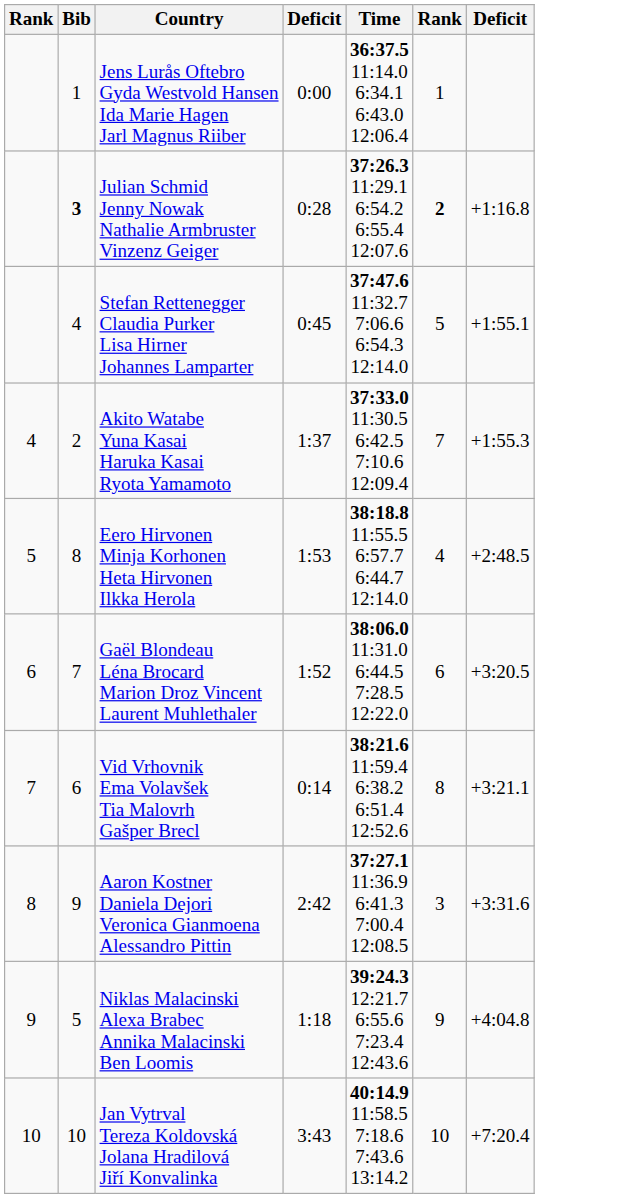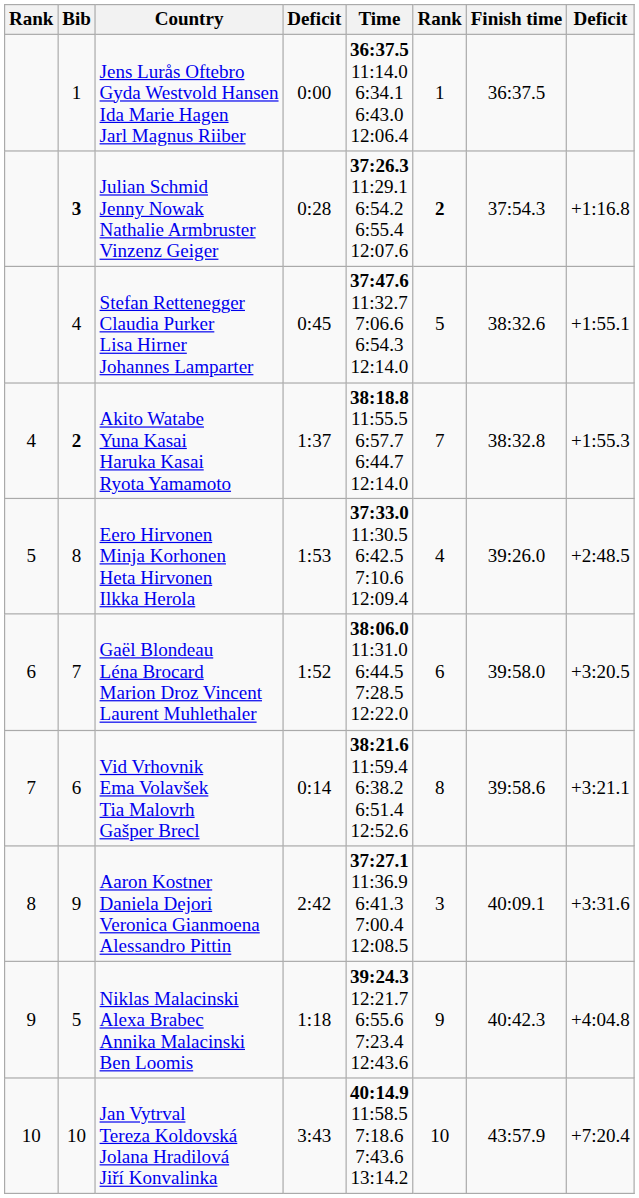+ column: (516, 19)
(76, 440) normal -> (76, 440) bold
(379, 440) 37:33.0 11:30.5 6:42.5 7:10.6 12:09.4 -> (379, 440) 38:18.8 11:55.5 6:57.7 6:44.7 12:14.0
(379, 556) 38:18.8 11:55.5 6:57.7 6:44.7 12:14.0 -> (379, 556) 37:33.0 11:30.5 6:42.5 7:10.6 12:09.4
